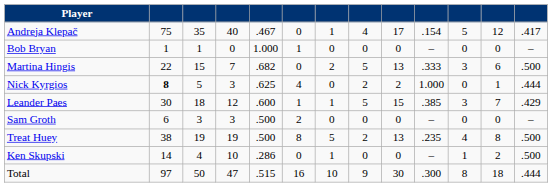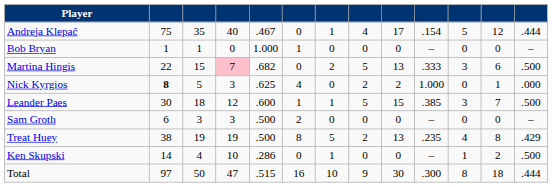(531, 31) .417 -> (531, 31) .444
(232, 66) no background -> (232, 66) pink background
(531, 84) .444 -> (531, 84) .000
(531, 102) .429 -> (531, 102) .500
(531, 137) .500 -> (531, 137) .429
